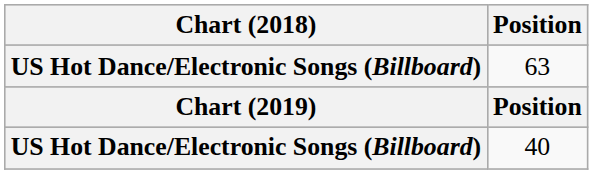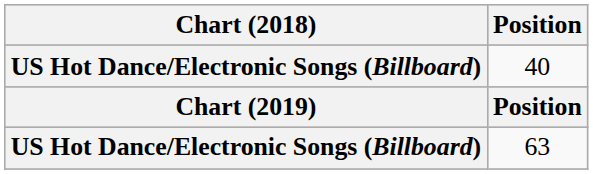rows swapped: (537, 147) <-> (537, 65)
